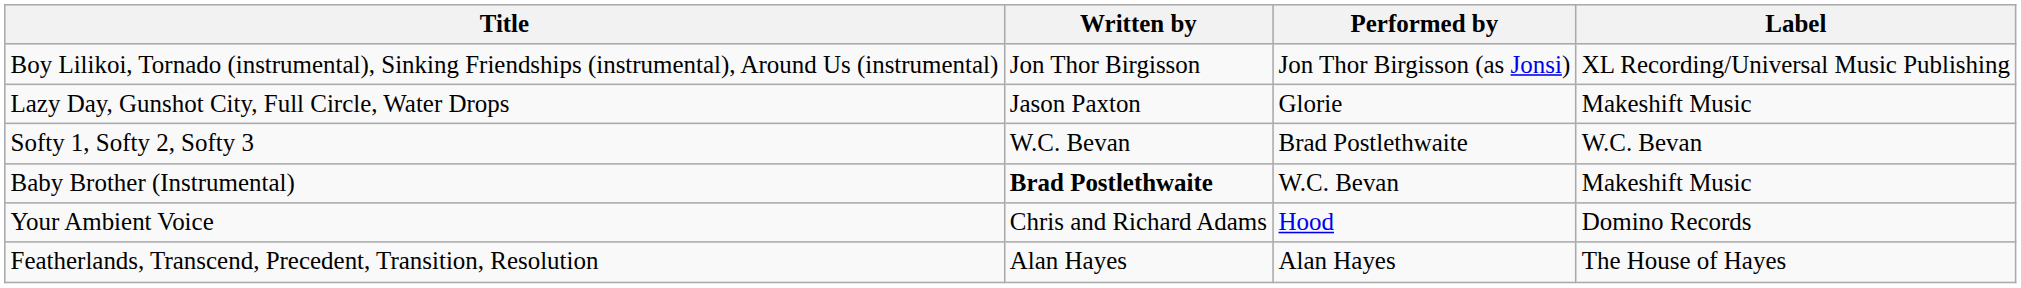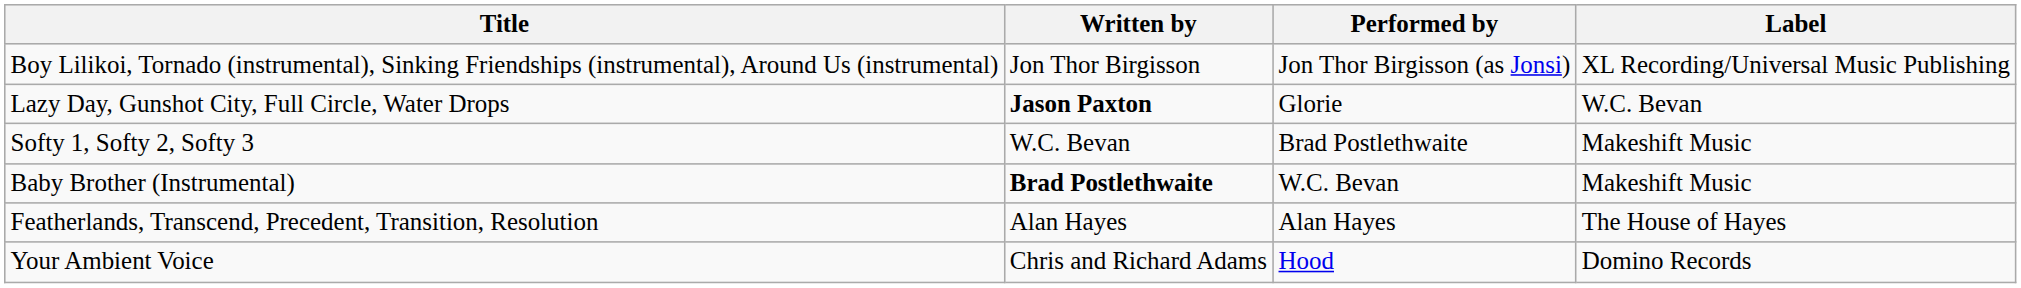(1075, 103) normal -> (1081, 103) bold
(1667, 103) Makeshift Music -> (1642, 103) W.C. Bevan
(1642, 143) W.C. Bevan -> (1667, 143) Makeshift Music
rows swapped: (112, 222) <-> (304, 261)
